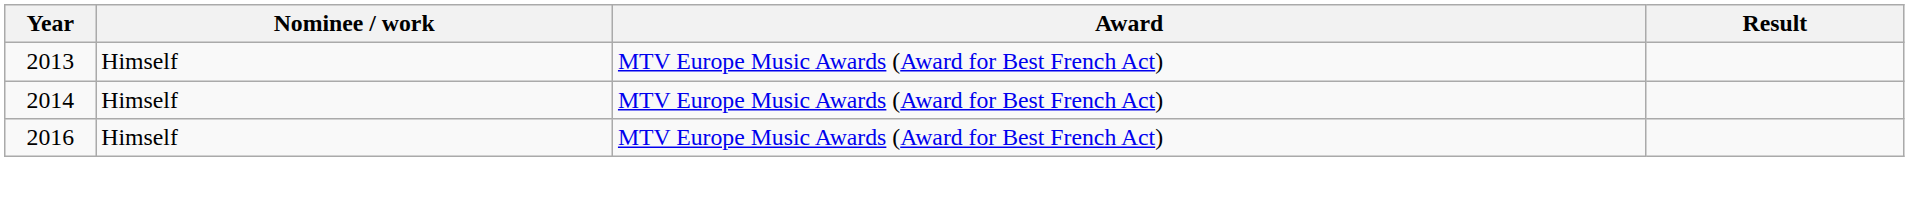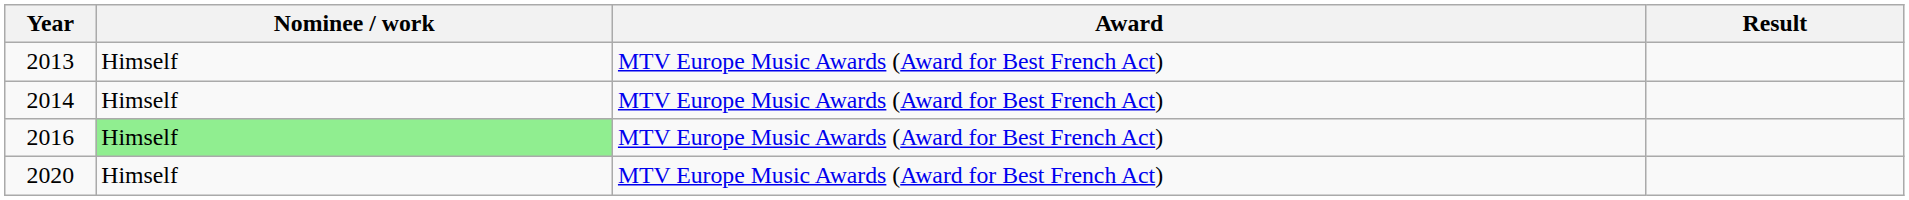(140, 137) no background -> (140, 137) lightgreen background
+ row: (50, 175)
